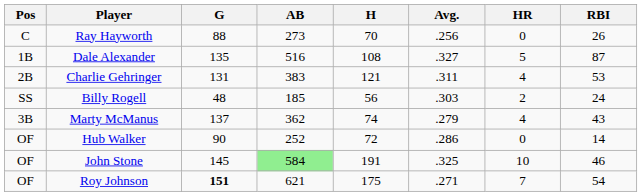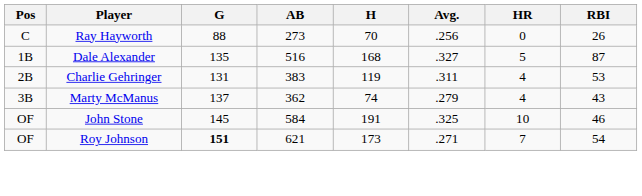(371, 56) 108 -> (371, 56) 168
(371, 77) 121 -> (371, 77) 119
- row: (114, 98)
- row: (114, 139)
(295, 160) lightgreen background -> (295, 118) no background
(371, 181) 175 -> (371, 139) 173
